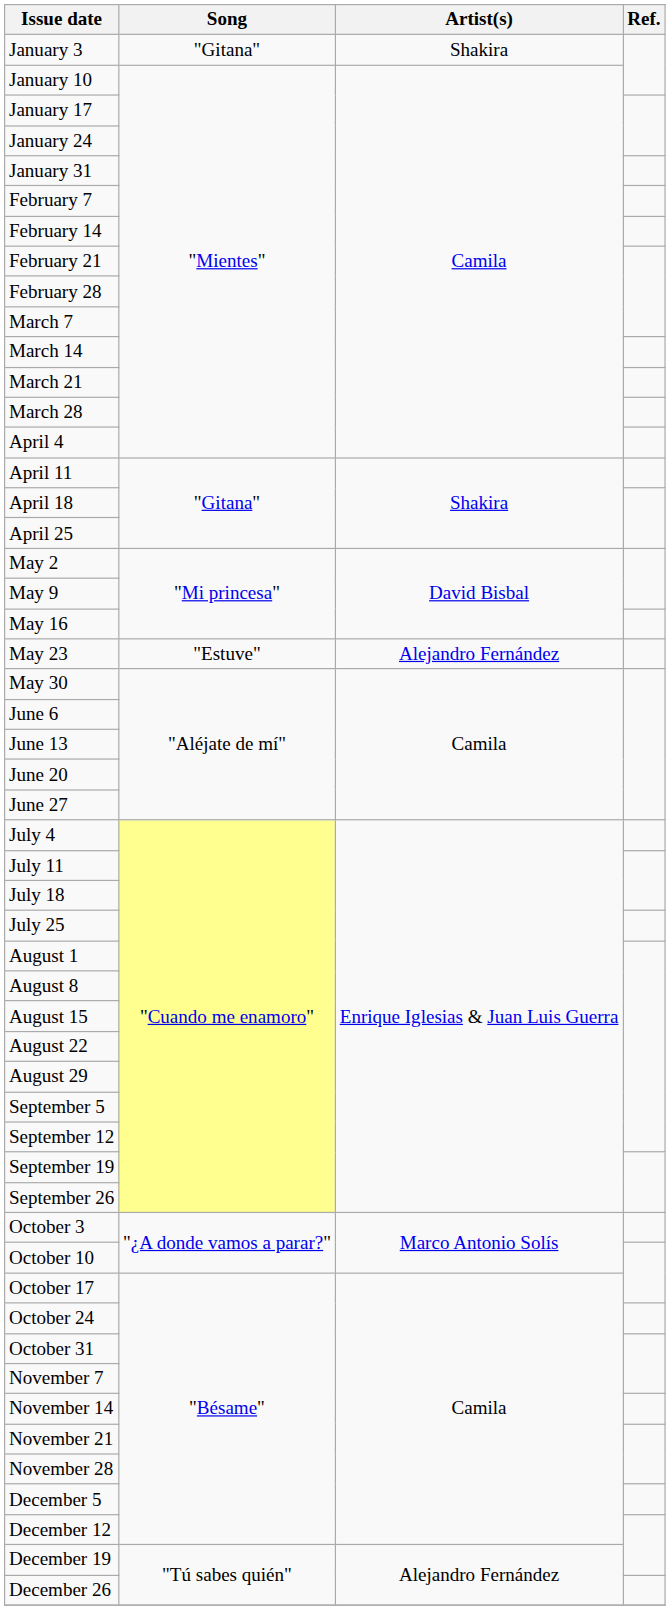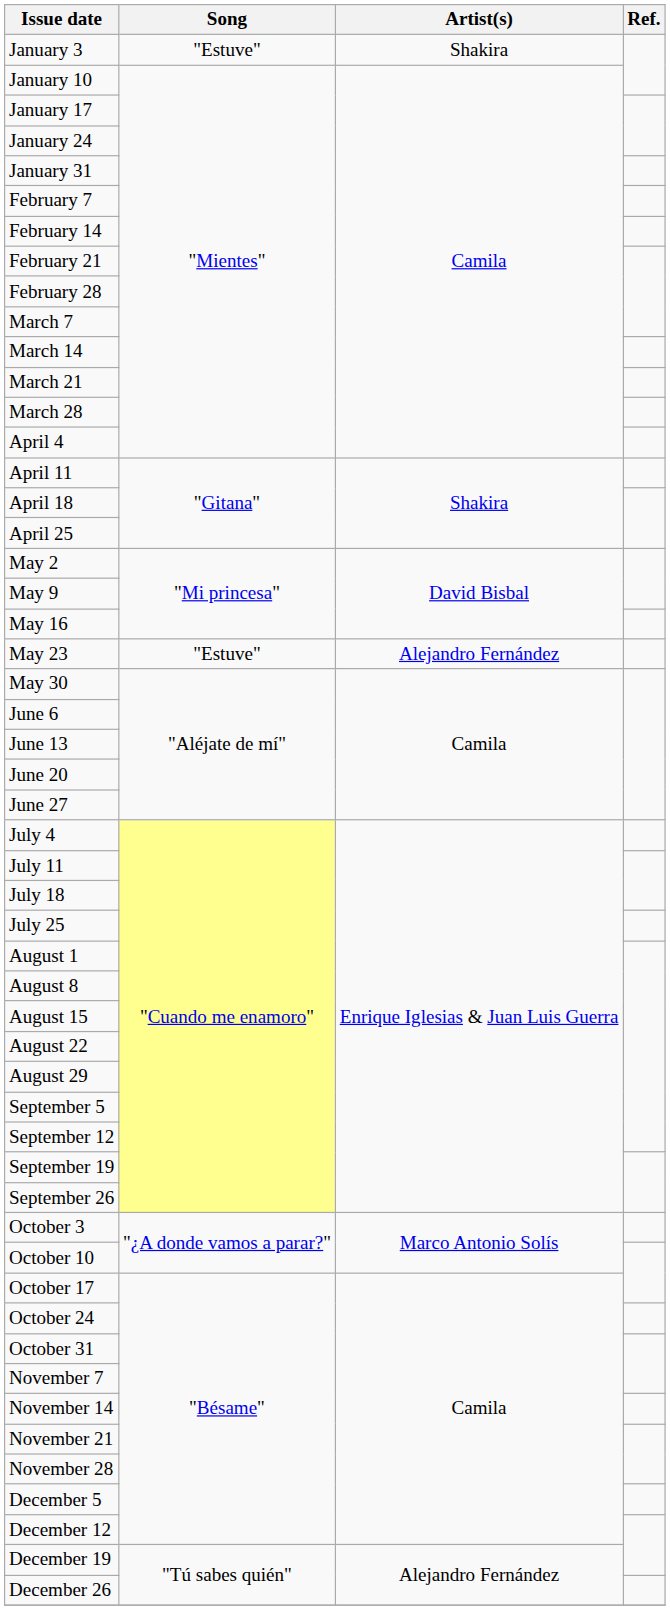(227, 49) "Gitana" -> (227, 49) "Estuve"
